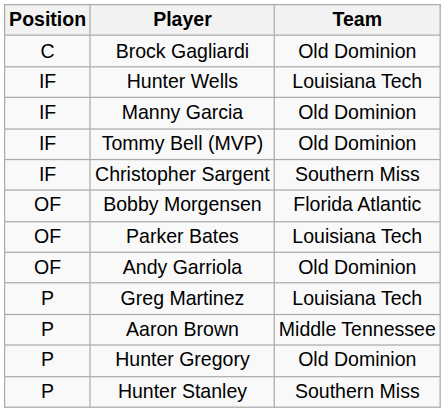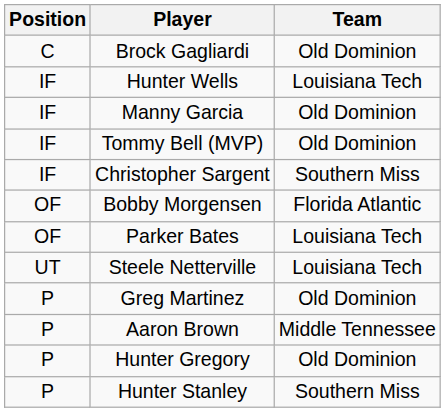- row: (182, 267)
+ row: (182, 267)
(357, 298) Louisiana Tech -> (357, 298) Old Dominion
